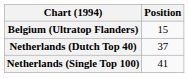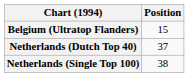(163, 64) 41 -> (163, 64) 38
